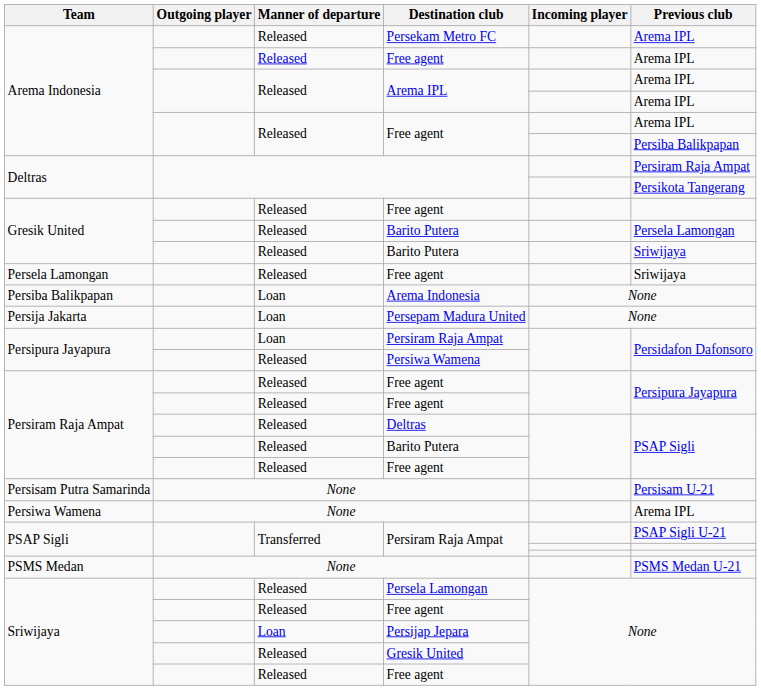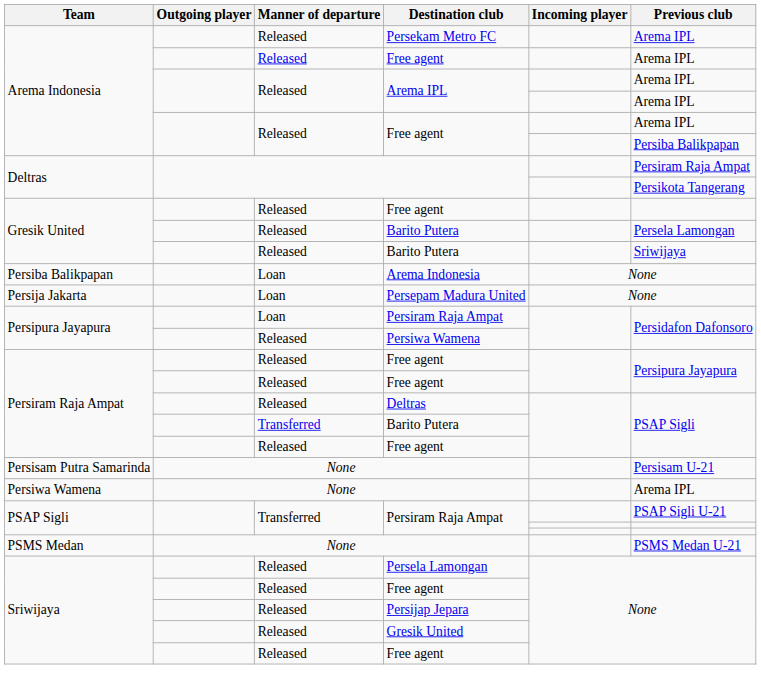- row: (58, 274)
(282, 446) Released -> (289, 425) Transferred
(272, 631) Loan -> (282, 610) Released
